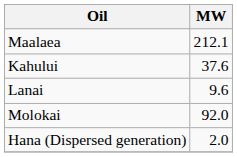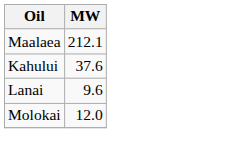(215, 115) 92.0 -> (89, 115) 12.0
- row: (97, 139)
